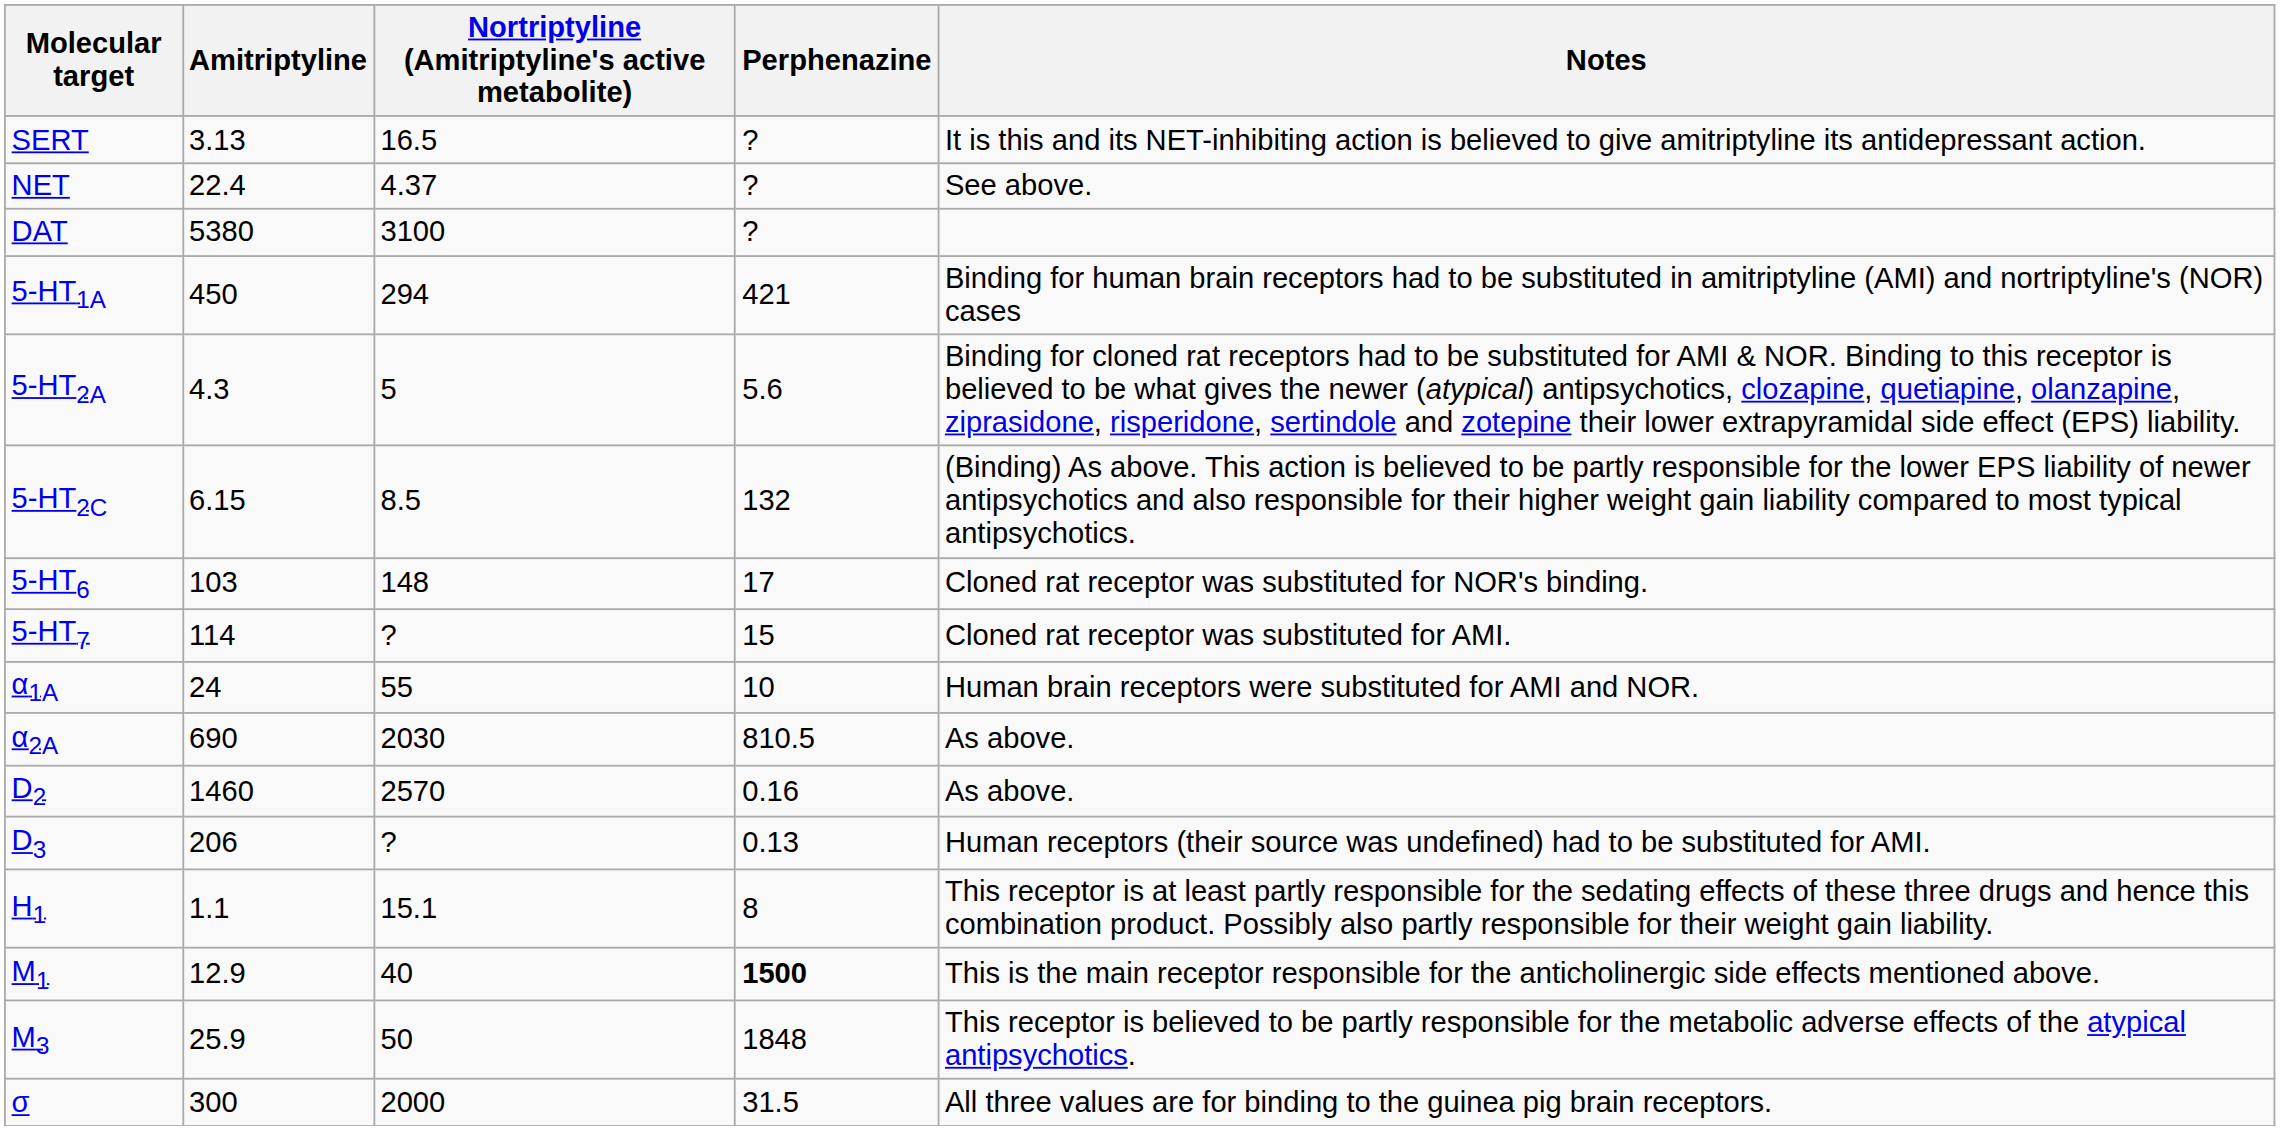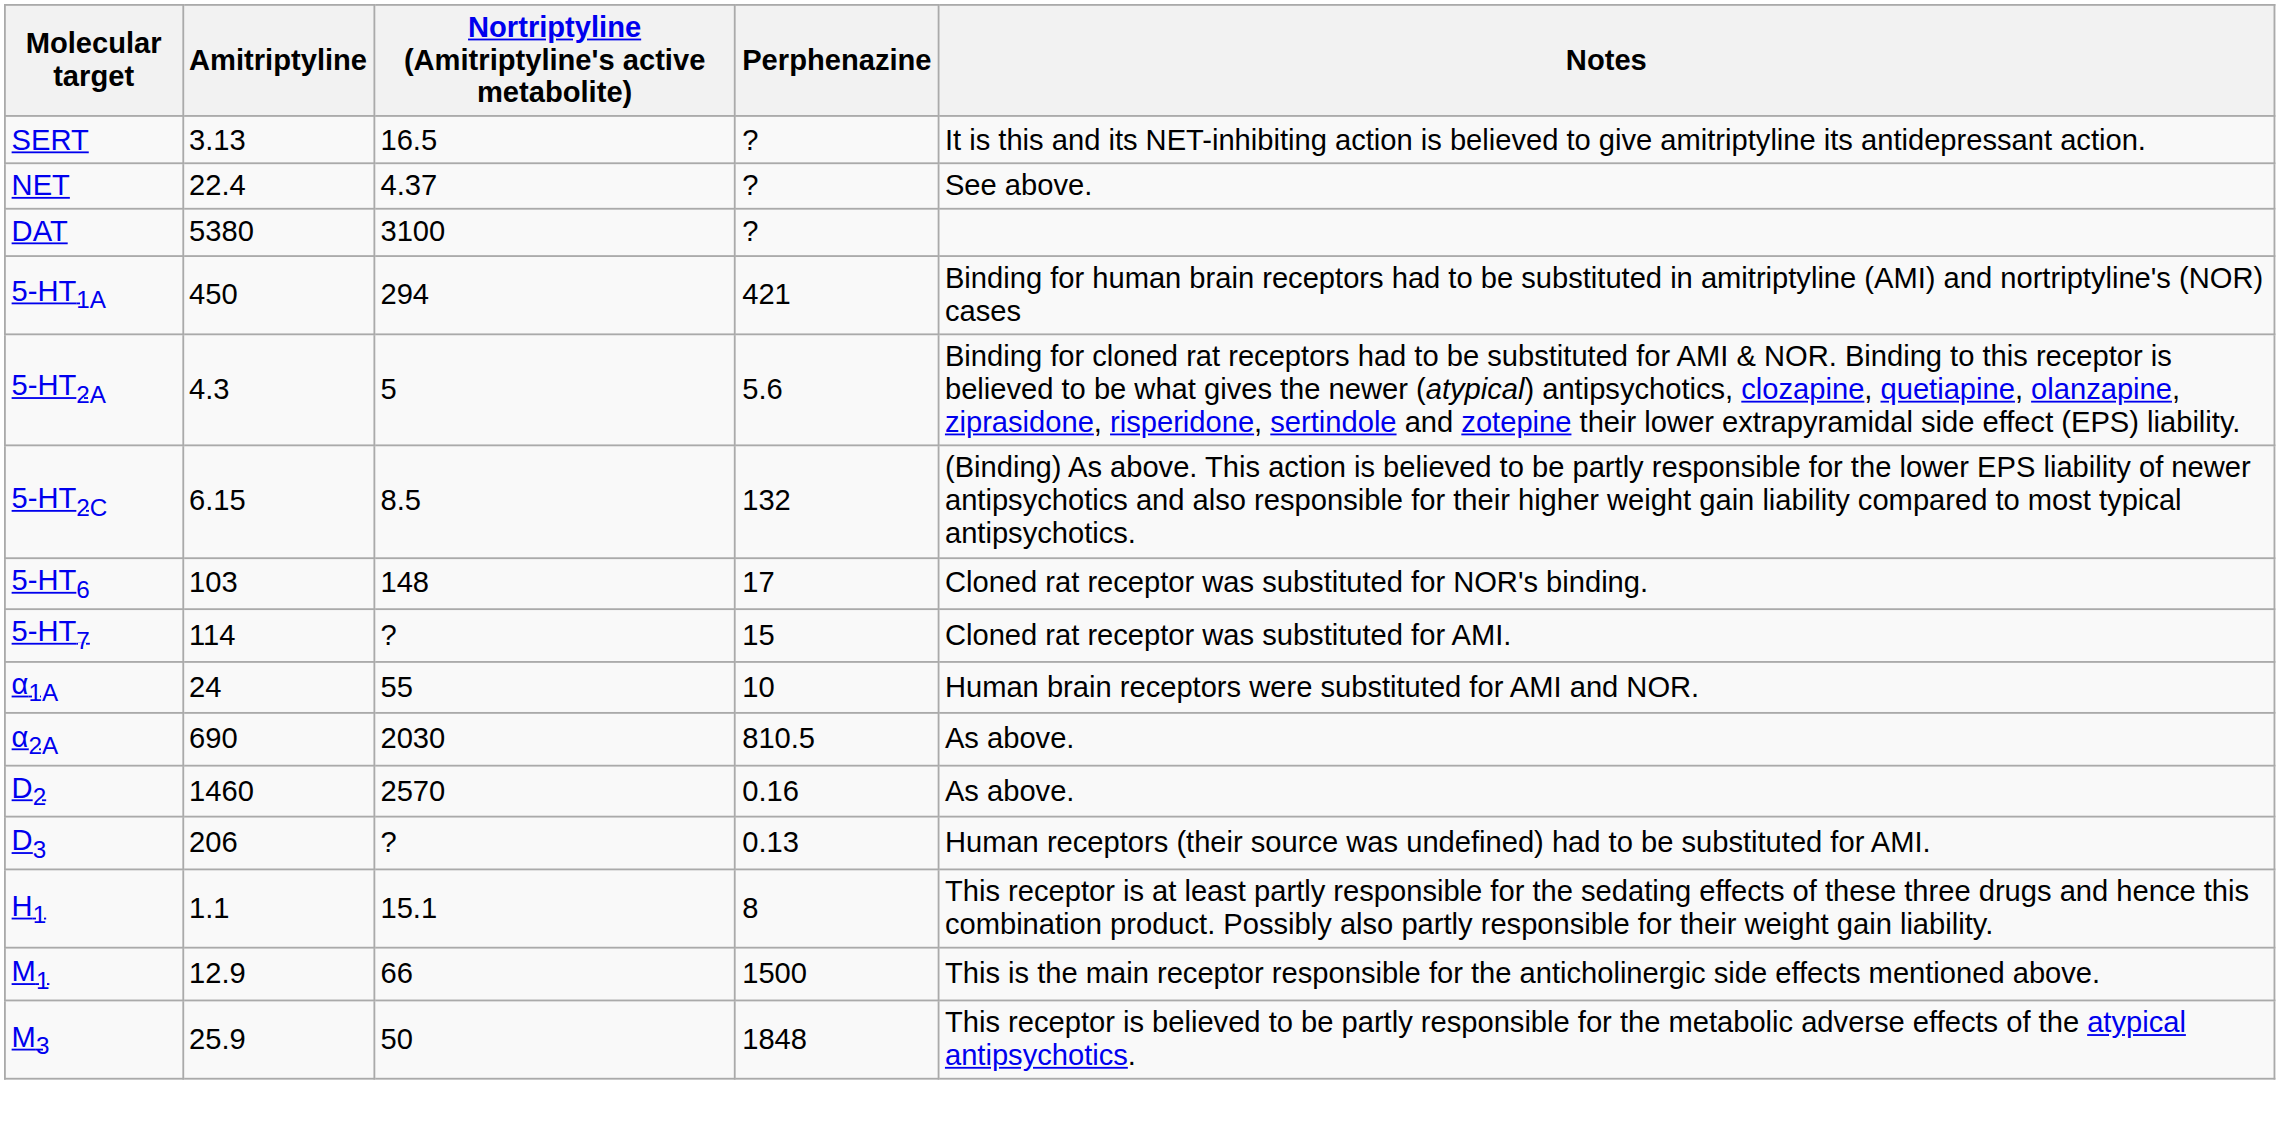(397, 973) 40 -> (397, 973) 66
(775, 973) bold -> (775, 973) normal
- row: (21, 1101)
